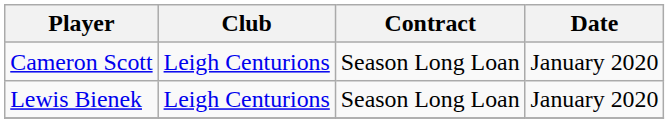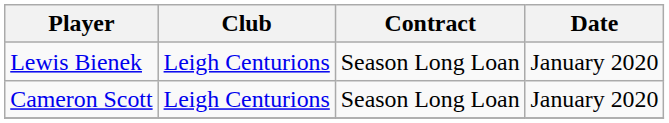rows swapped: (81, 61) <-> (76, 99)
